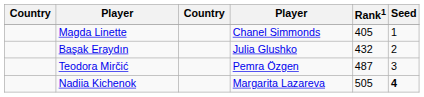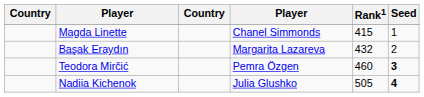(364, 32) 405 -> (364, 32) 415
(265, 49) Julia Glushko -> (279, 49) Margarita Lazareva
(364, 66) 487 -> (364, 66) 460
(394, 66) normal -> (394, 66) bold
(279, 83) Margarita Lazareva -> (265, 83) Julia Glushko
